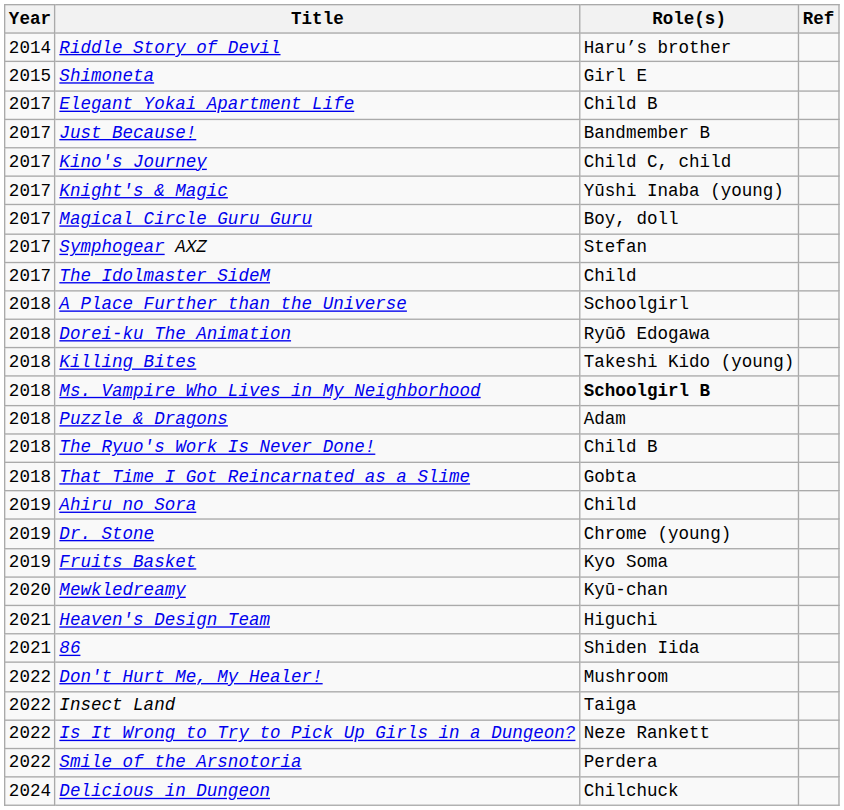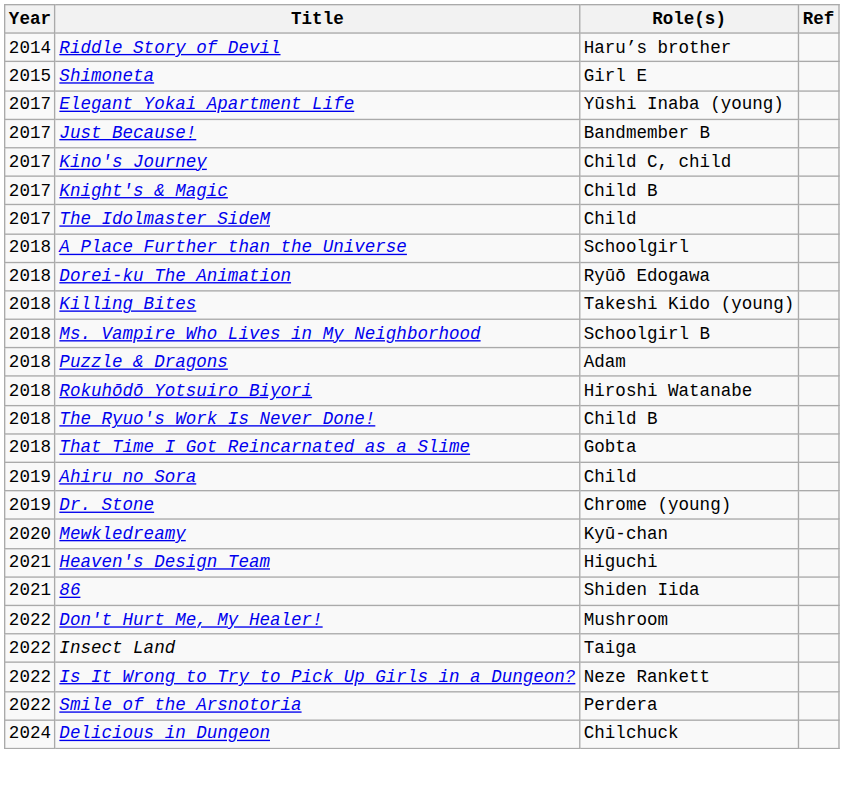(621, 105) Child B -> (684, 105) Yūshi Inaba (young)
(684, 191) Yūshi Inaba (young) -> (621, 191) Child B
- row: (186, 219)
- row: (133, 248)
(647, 391) bold -> (647, 334) normal
+ row: (186, 391)
- row: (128, 562)
